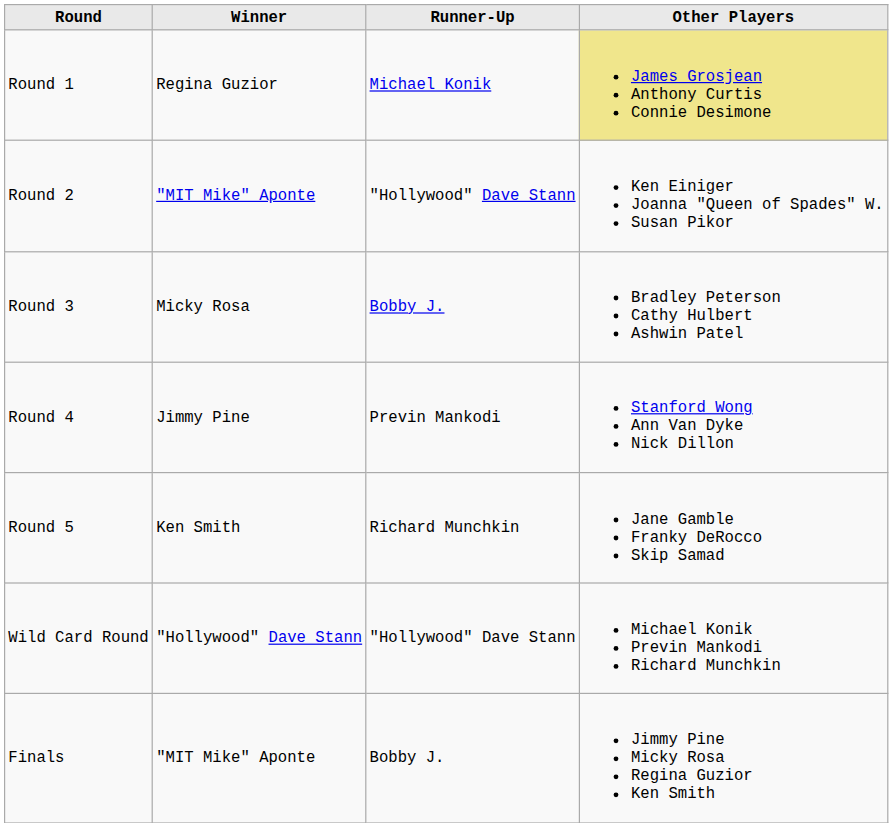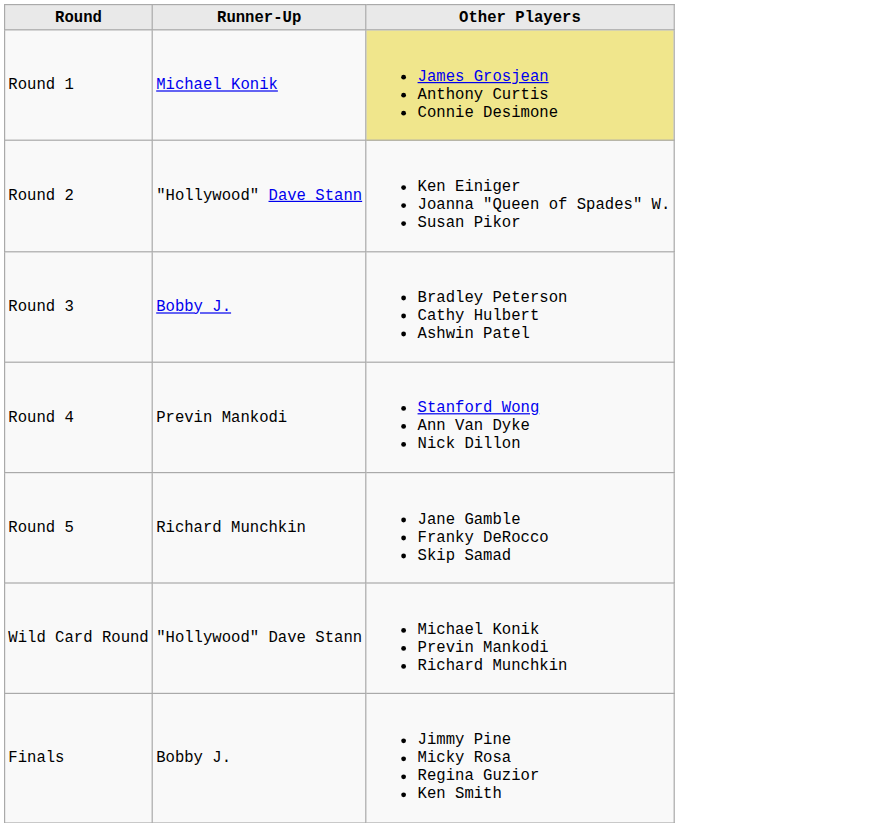- column: (259, 17)
